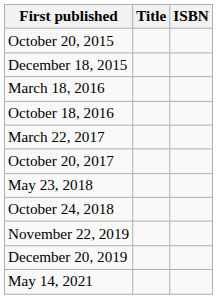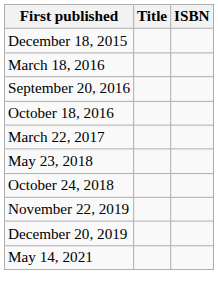- row: (61, 40)
+ row: (69, 88)
- row: (61, 161)
